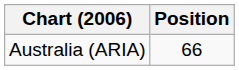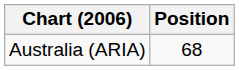(192, 49) 66 -> (192, 49) 68
